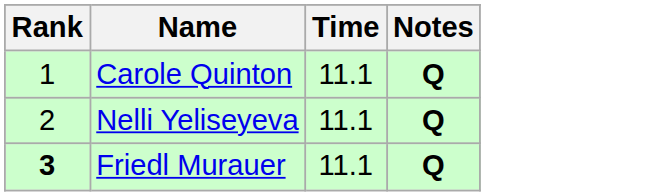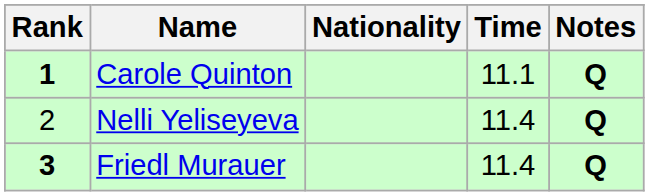+ column: (386, 27)
(47, 73) normal -> (47, 73) bold
(346, 119) 11.1 -> (508, 119) 11.4
(346, 166) 11.1 -> (508, 166) 11.4
